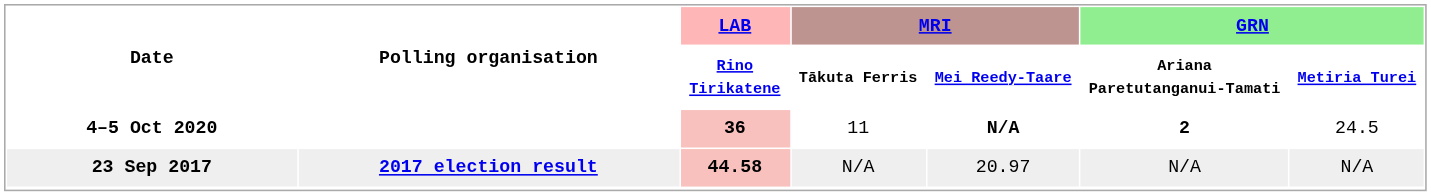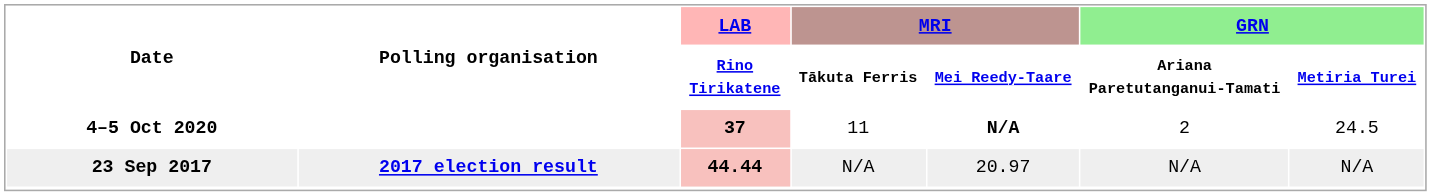(735, 129) 36 -> (735, 129) 37
(1185, 129) bold -> (1185, 129) normal
(735, 168) 44.58 -> (735, 168) 44.44
